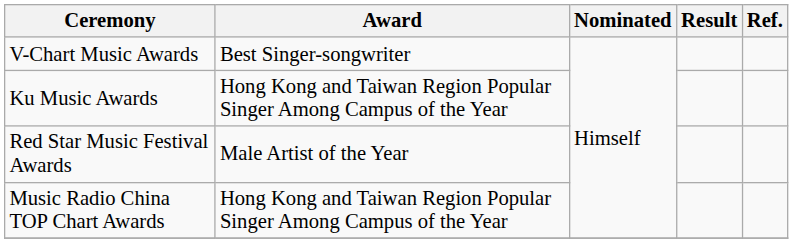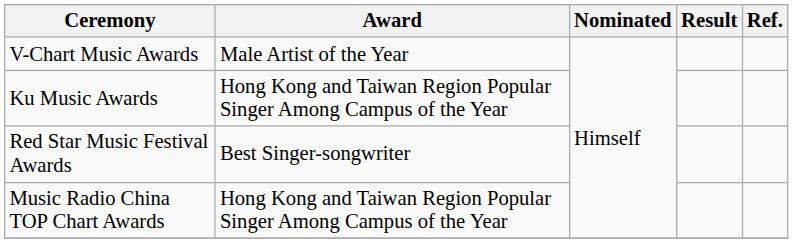(315, 53) Best Singer-songwriter -> (314, 53) Male Artist of the Year
(314, 153) Male Artist of the Year -> (315, 153) Best Singer-songwriter
